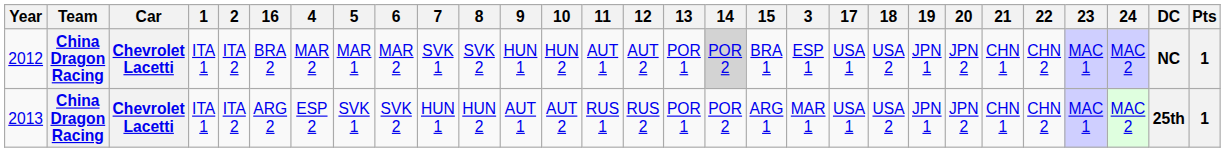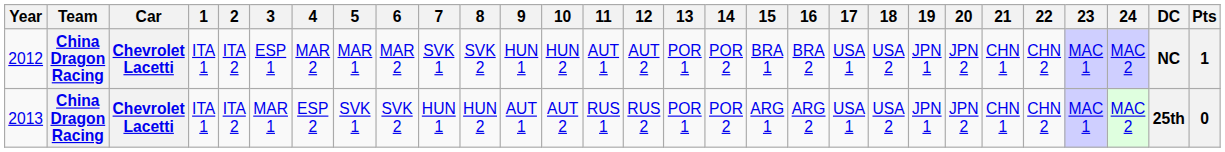columns swapped: (808, 16) <-> (270, 16)
(725, 58) lightgrey background -> (726, 58) no background
(1204, 118) 1 -> (1204, 118) 0
